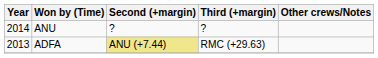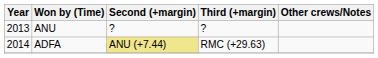(18, 28) 2014 -> (18, 28) 2013
(18, 45) 2013 -> (18, 45) 2014
